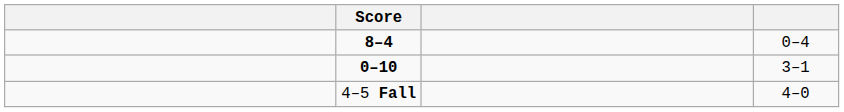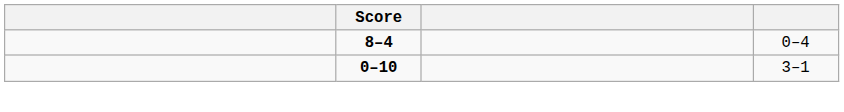- row: (379, 94)
